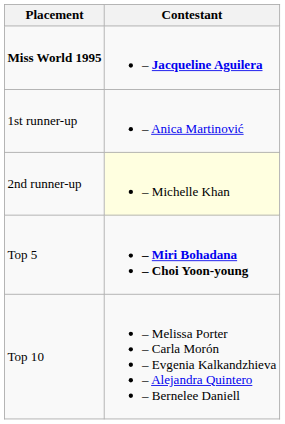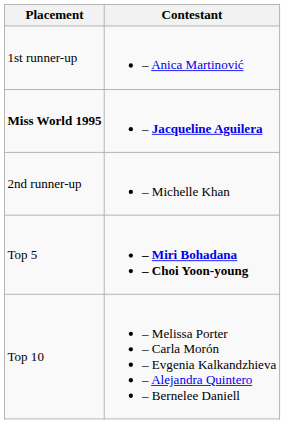rows swapped: (55, 57) <-> (42, 120)
(192, 192) lightyellow background -> (192, 192) no background
